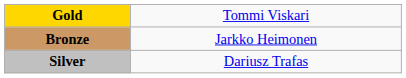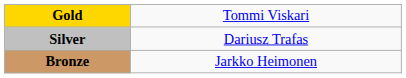rows swapped: (67, 61) <-> (67, 38)
